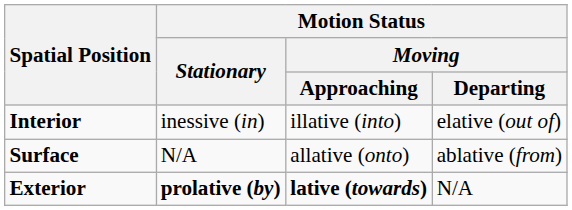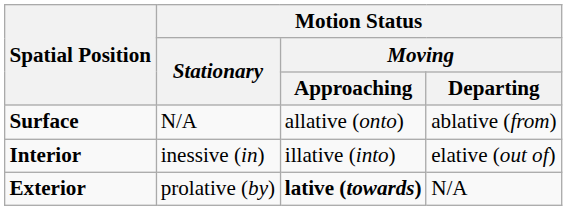rows swapped: (45, 121) <-> (44, 155)
(221, 188) bold -> (218, 188) normal
